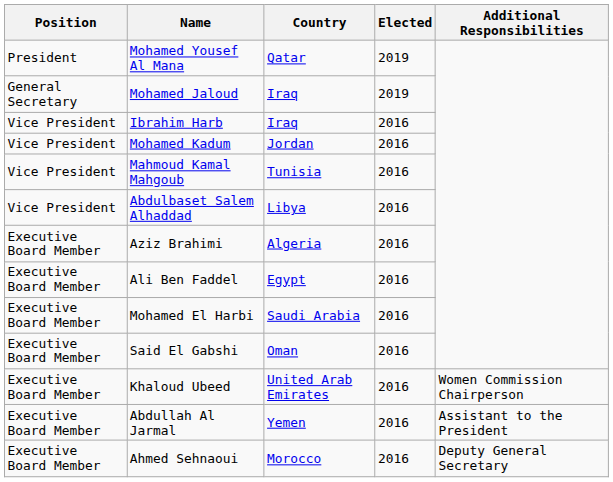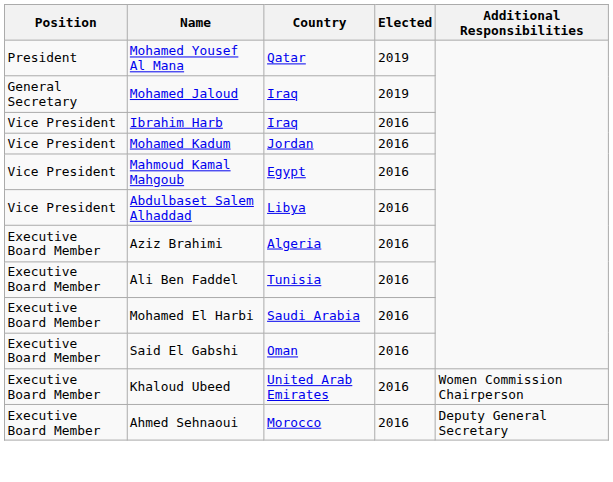(294, 172) Tunisia -> (286, 172) Egypt
(286, 279) Egypt -> (294, 279) Tunisia
- row: (172, 423)
